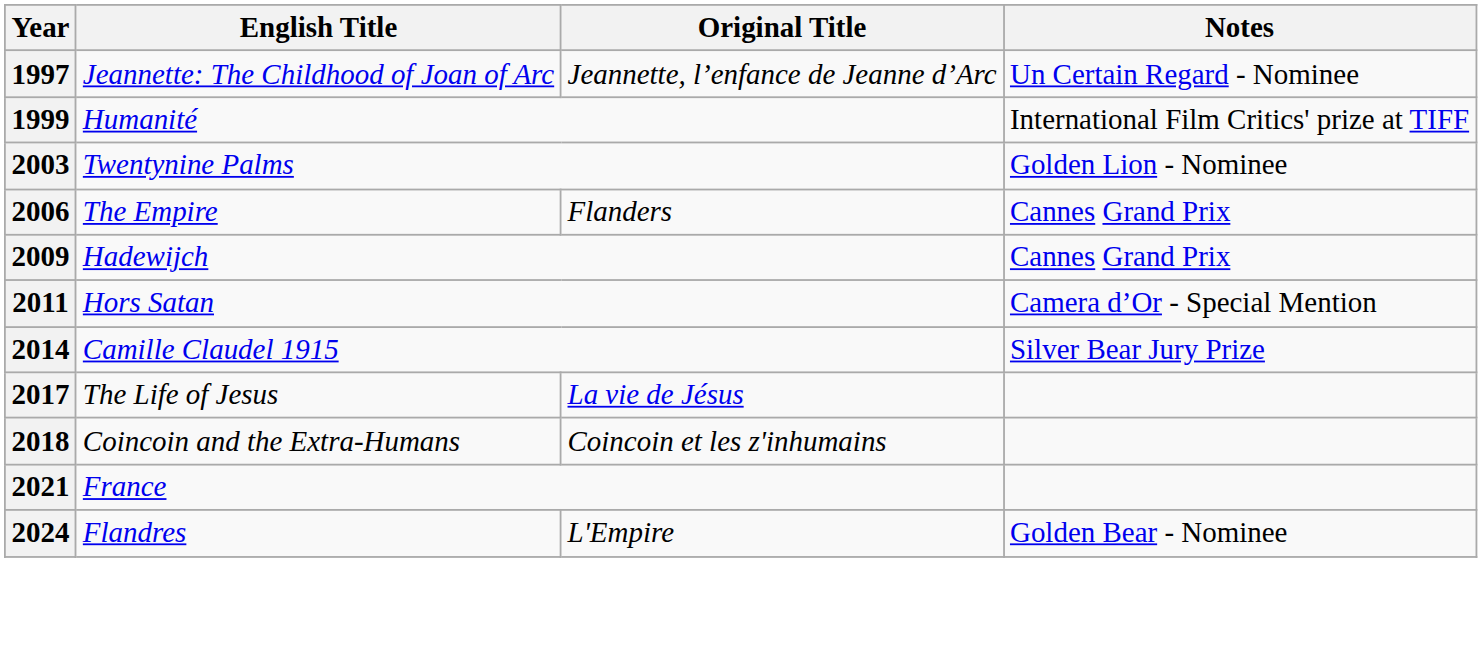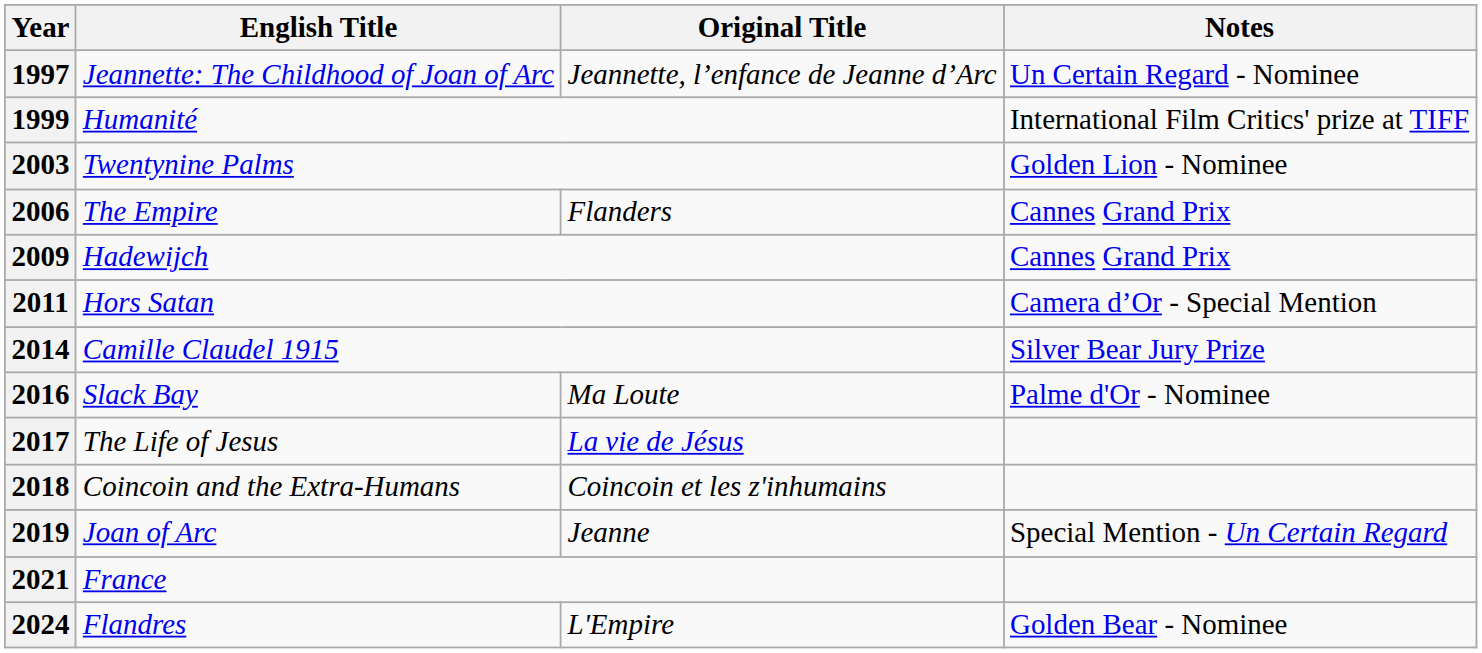+ row: (41, 394)
+ row: (41, 532)
